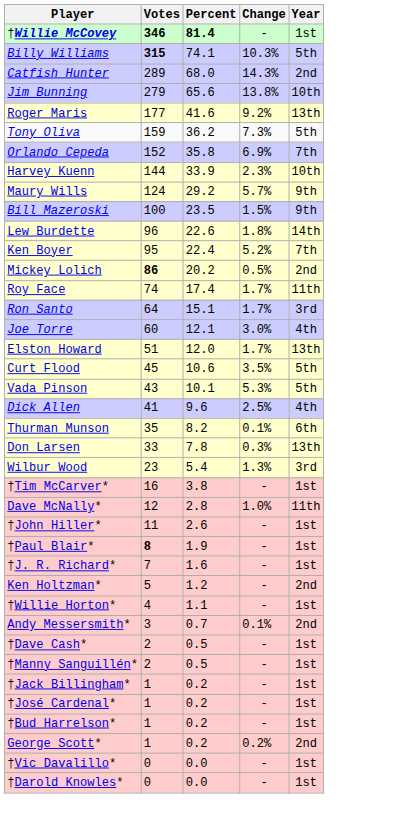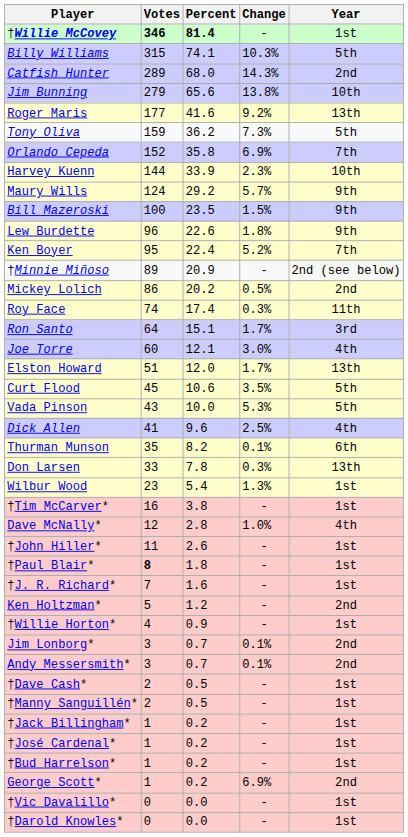(155, 54) bold -> (155, 54) normal
(306, 231) 14th -> (346, 231) 9th
+ row: (58, 270)
(151, 270) bold -> (151, 290) normal
(257, 290) 1.7% -> (257, 310) 0.3%
(200, 389) 10.1 -> (200, 408) 10.0
(306, 468) 3rd -> (346, 487) 1st
(306, 507) 11th -> (346, 527) 4th
(197, 546) 1.9 -> (197, 566) 1.8
(197, 605) 1.1 -> (197, 625) 0.9
+ row: (51, 645)
(257, 743) 0.2% -> (257, 783) 6.9%
